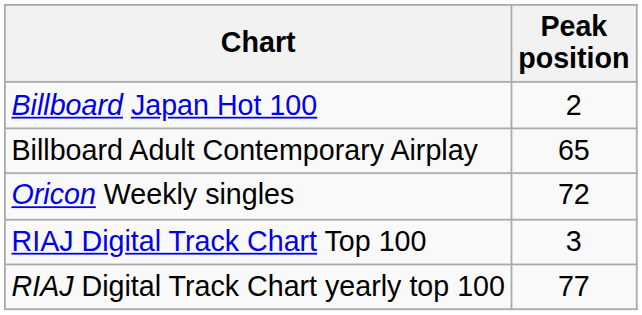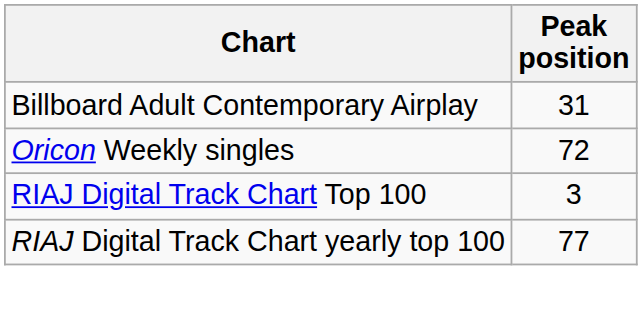- row: (164, 104)
(574, 150) 65 -> (574, 104) 31
